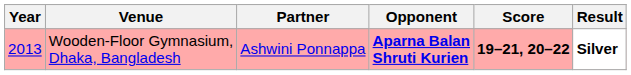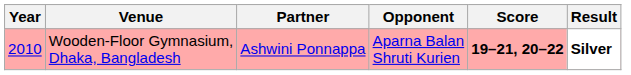(25, 49) 2013 -> (25, 49) 2010
(421, 49) bold -> (418, 49) normal
